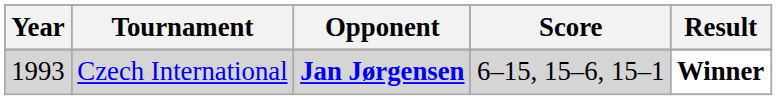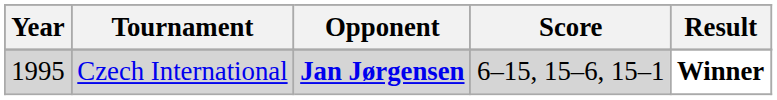(38, 71) 1993 -> (38, 71) 1995
